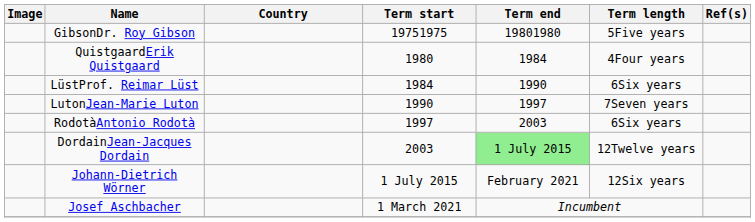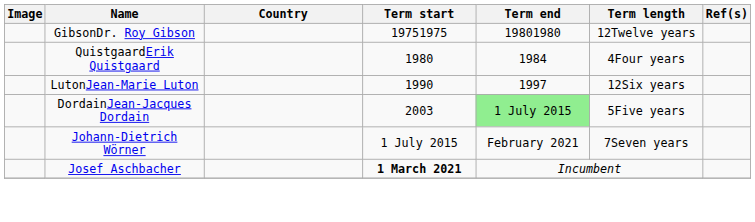(646, 33) 5Five years -> (646, 33) 12Twelve years
- row: (125, 85)
(646, 104) 7Seven years -> (646, 85) 12Six years
- row: (125, 123)
(646, 149) 12Twelve years -> (646, 111) 5Five years
(646, 181) 12Six years -> (646, 143) 7Seven years
(419, 207) normal -> (419, 169) bold
